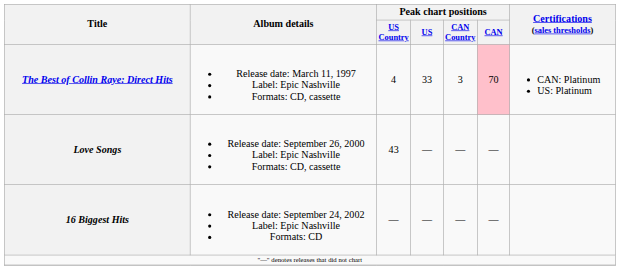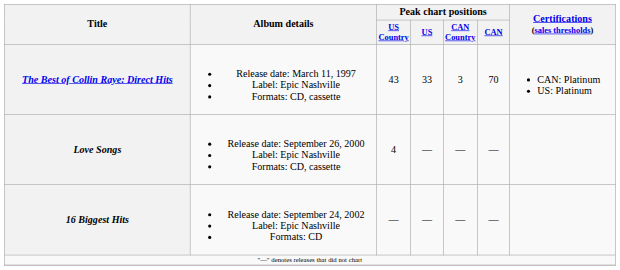(394, 79) 4 -> (394, 79) 43
(494, 79) pink background -> (494, 79) no background
(394, 149) 43 -> (394, 149) 4
